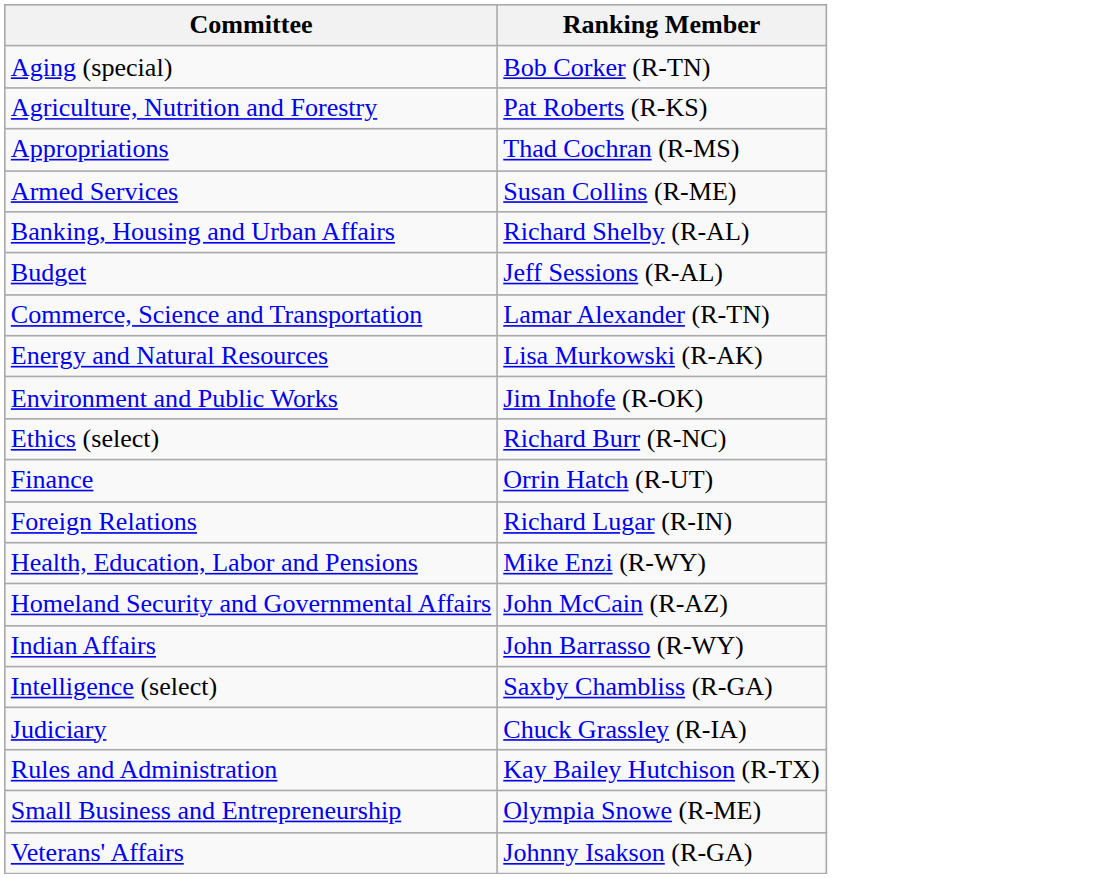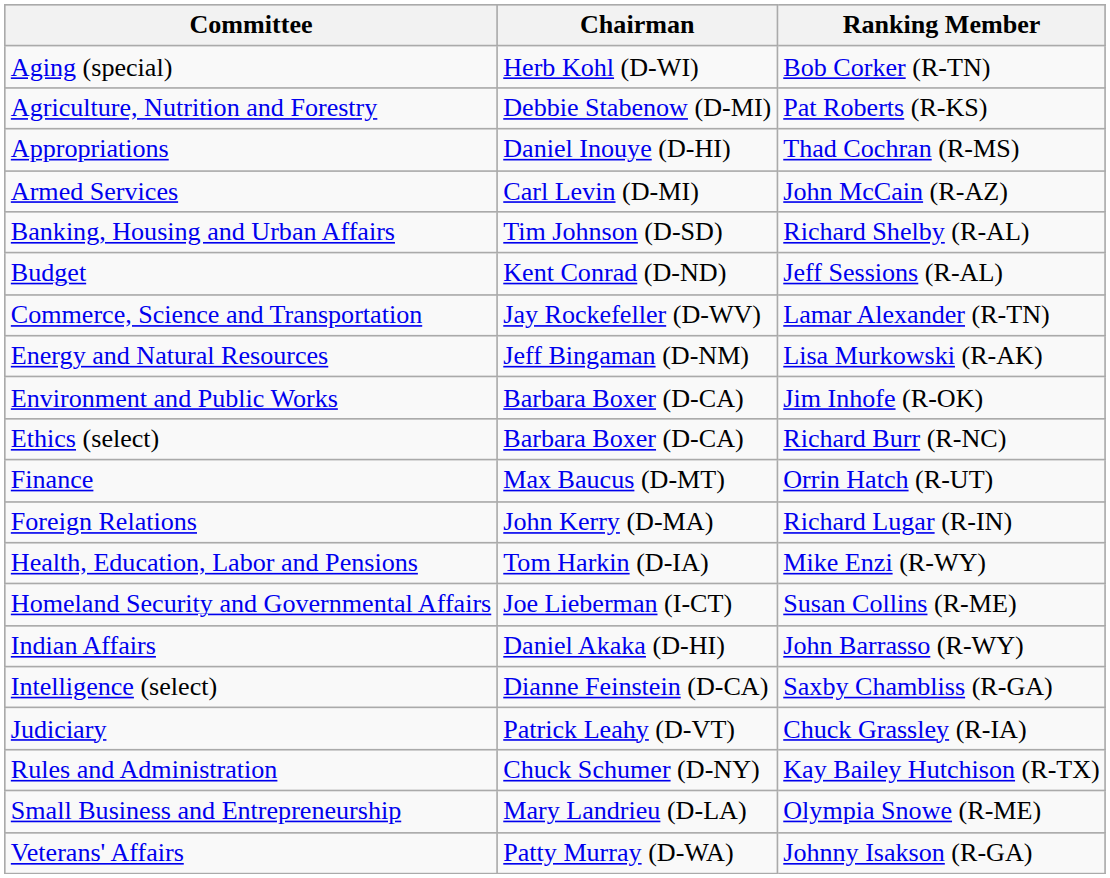+ column: (637, 25)
(620, 190) Susan Collins (R-ME) -> (896, 190) John McCain (R-AZ)
(616, 604) John McCain (R-AZ) -> (900, 604) Susan Collins (R-ME)
